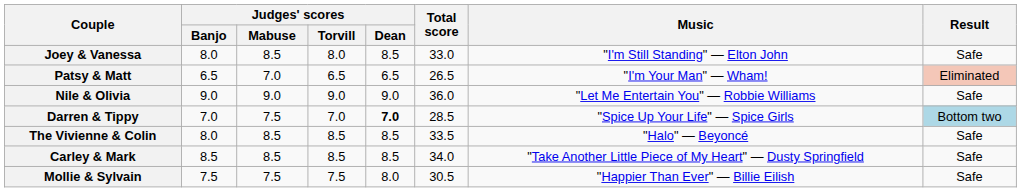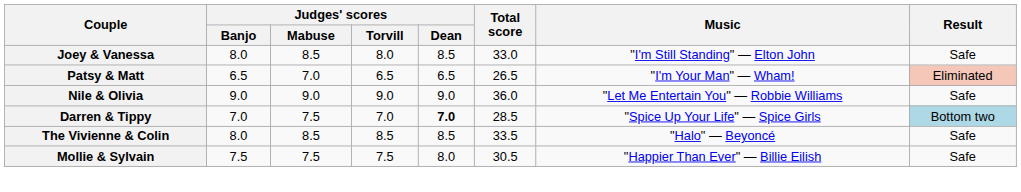- row: (93, 157)
